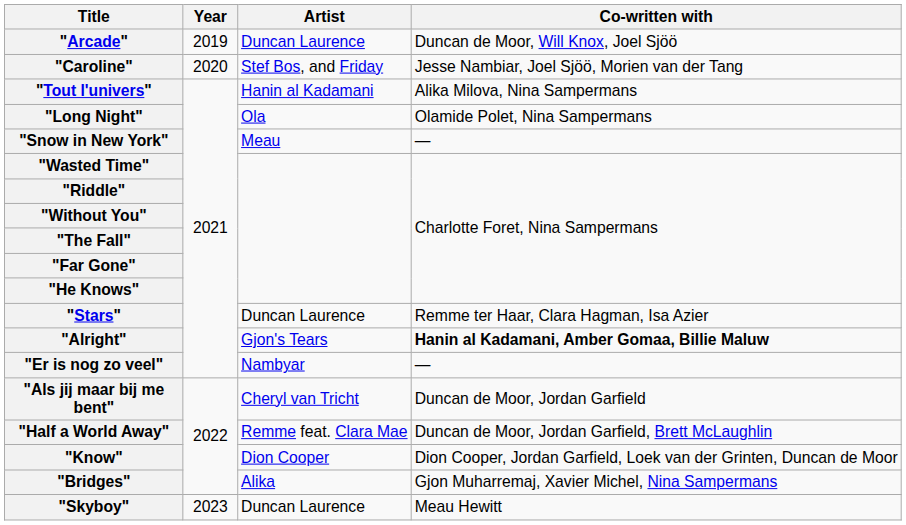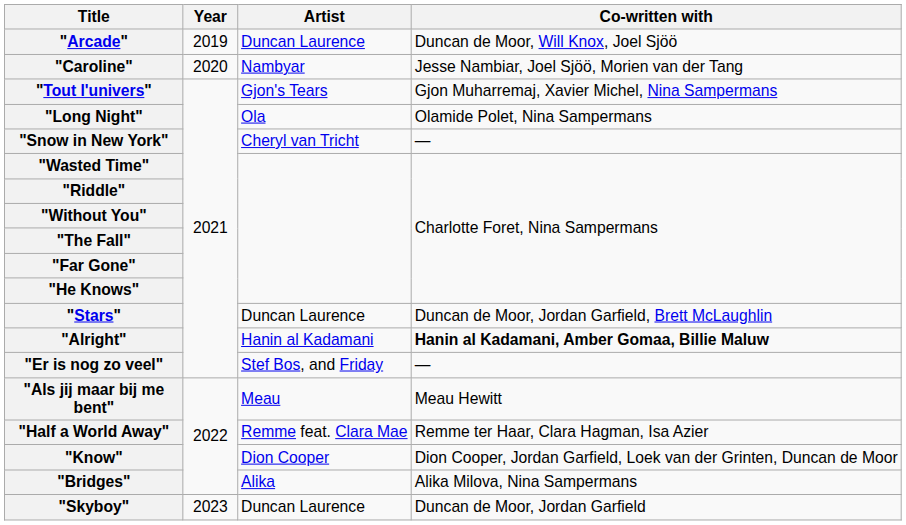(312, 66) Stef Bos, and Friday -> (273, 66) Nambyar
(307, 91) Hanin al Kadamani -> (284, 91) Gjon's Tears
(526, 91) Alika Milova, Nina Sampermans -> (596, 91) Gjon Muharremaj, Xavier Michel, Nina Sampermans
(261, 141) Meau -> (300, 141) Cheryl van Tricht
(562, 315) Remme ter Haar, Clara Hagman, Isa Azier -> (593, 315) Duncan de Moor, Jordan Garfield, Brett McLaughlin
(284, 340) Gjon's Tears -> (307, 340) Hanin al Kadamani
(273, 365) Nambyar -> (312, 365) Stef Bos, and Friday
(300, 398) Cheryl van Tricht -> (261, 398) Meau
(530, 398) Duncan de Moor, Jordan Garfield -> (458, 398) Meau Hewitt
(593, 432) Duncan de Moor, Jordan Garfield, Brett McLaughlin -> (562, 432) Remme ter Haar, Clara Hagman, Isa Azier
(596, 482) Gjon Muharremaj, Xavier Michel, Nina Sampermans -> (526, 482) Alika Milova, Nina Sampermans
(458, 507) Meau Hewitt -> (530, 507) Duncan de Moor, Jordan Garfield
